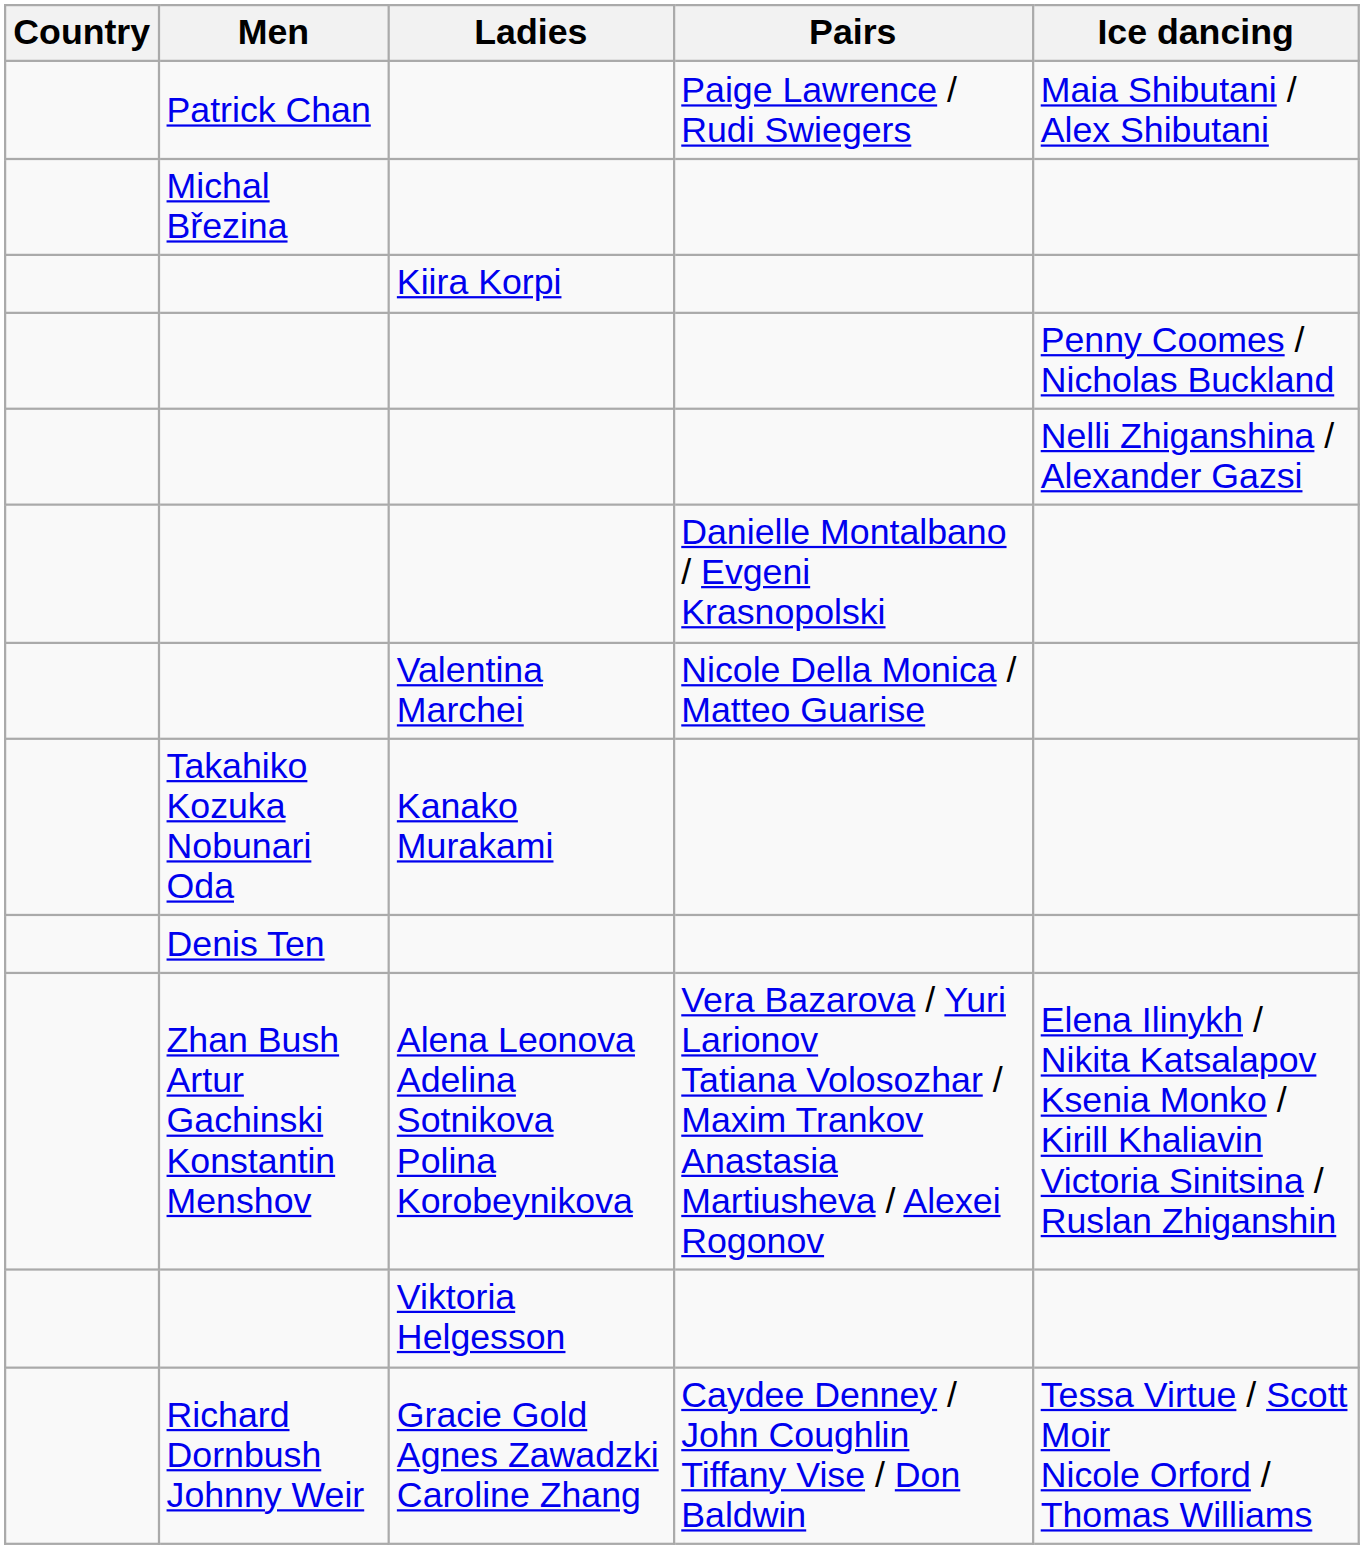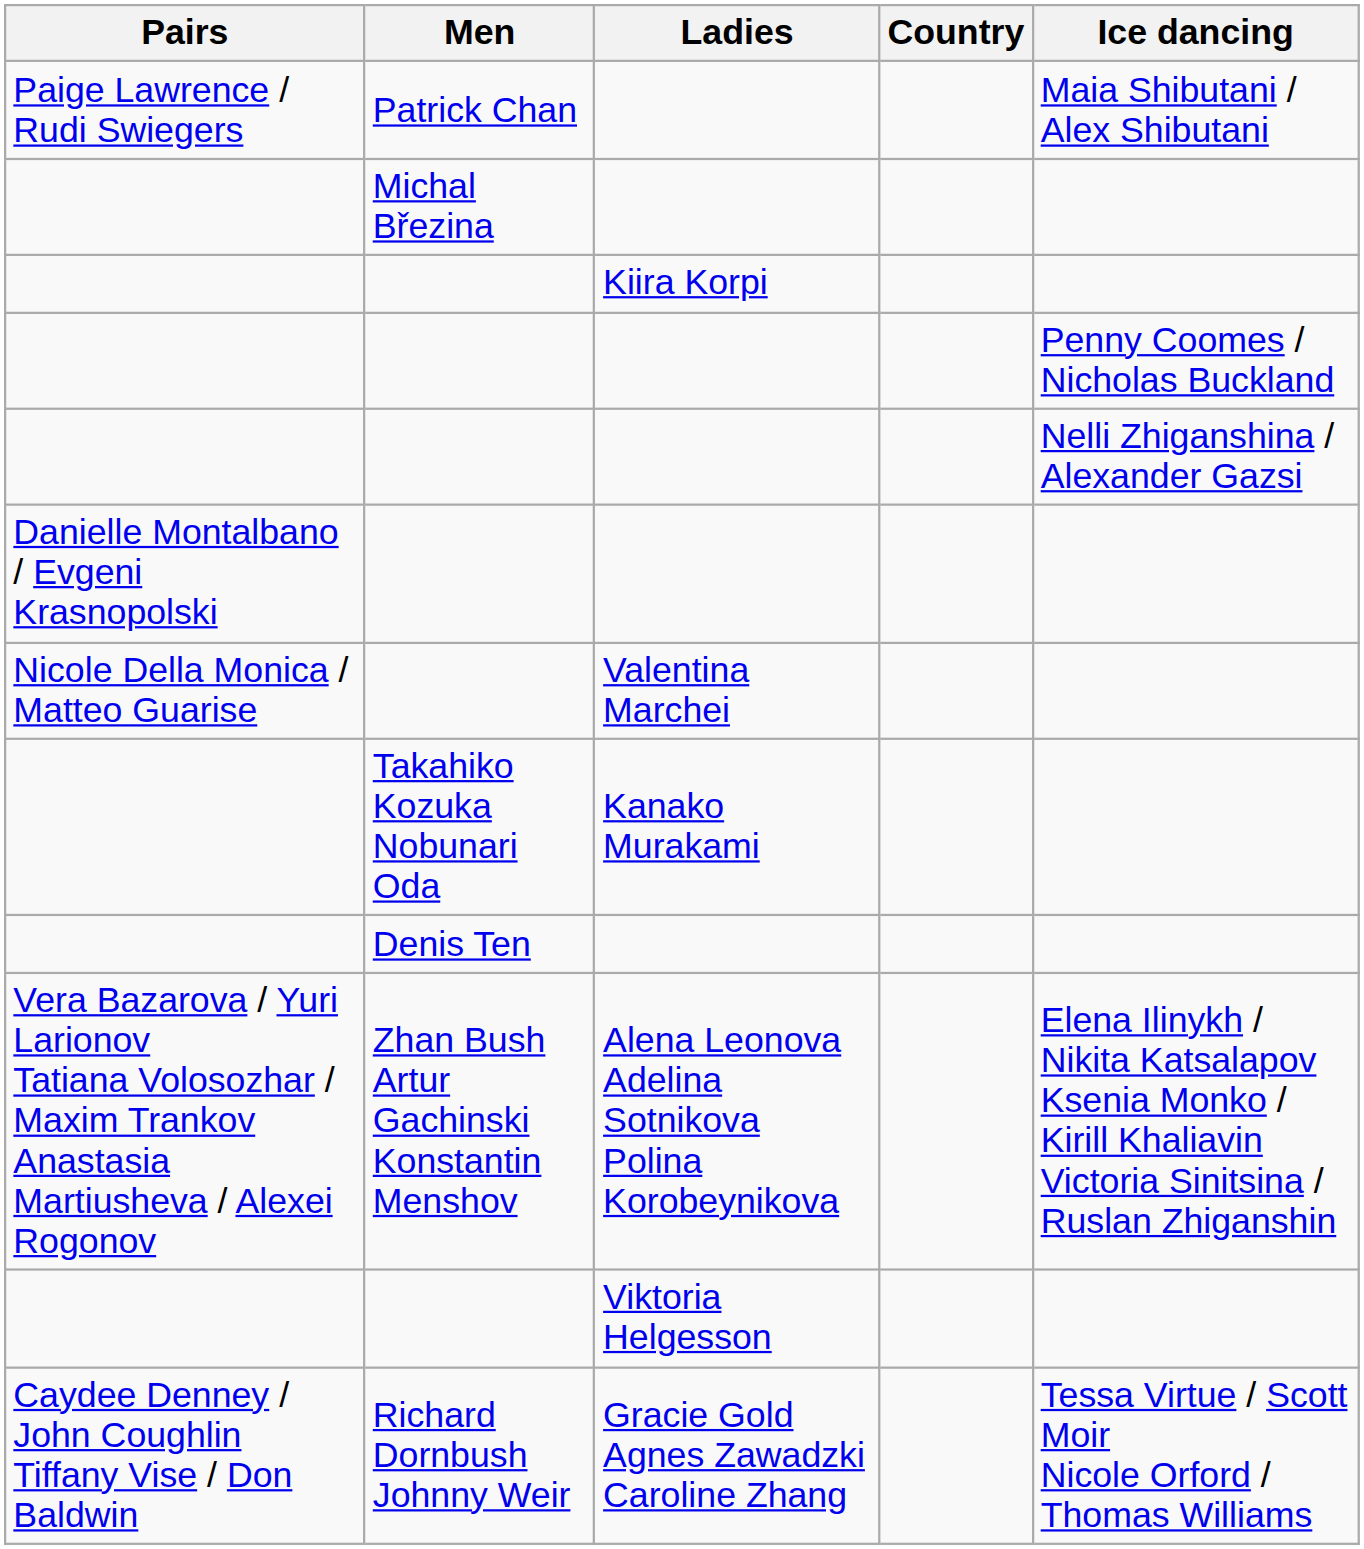columns swapped: (82, 32) <-> (853, 32)
